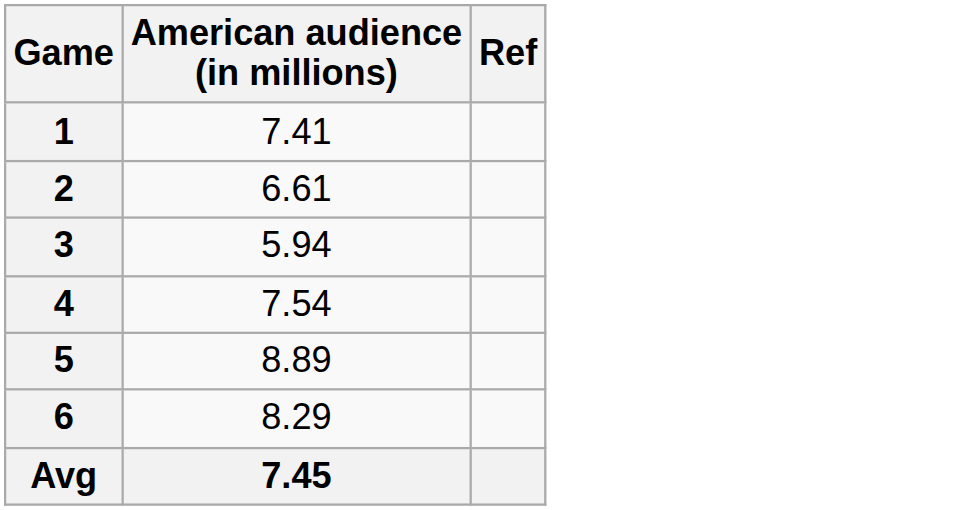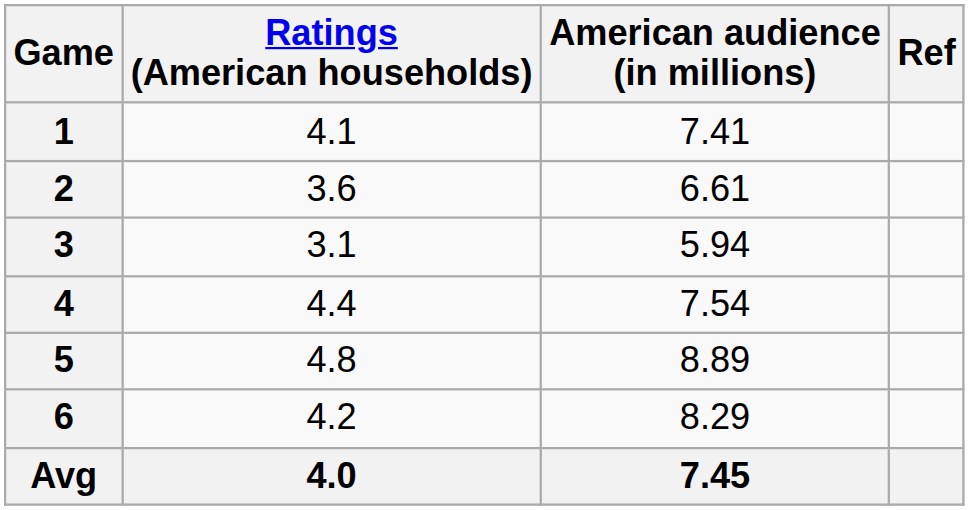+ column: (332, 53)
